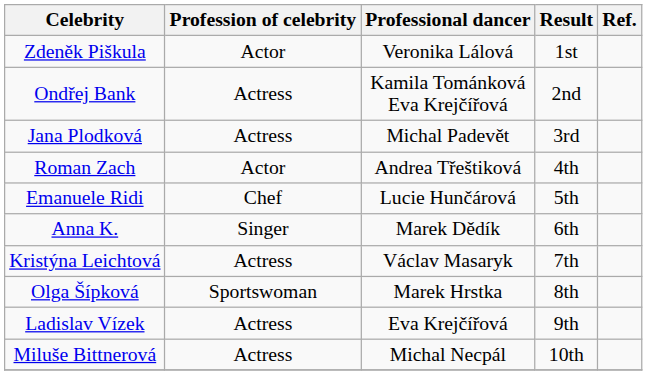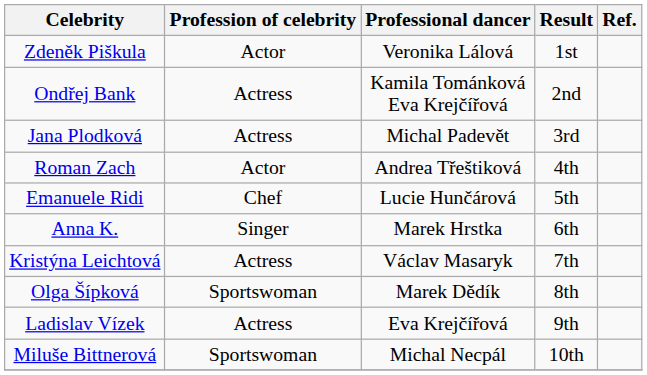(448, 229) Marek Dědík -> (448, 229) Marek Hrstka
(448, 291) Marek Hrstka -> (448, 291) Marek Dědík
(263, 354) Actress -> (263, 354) Sportswoman
